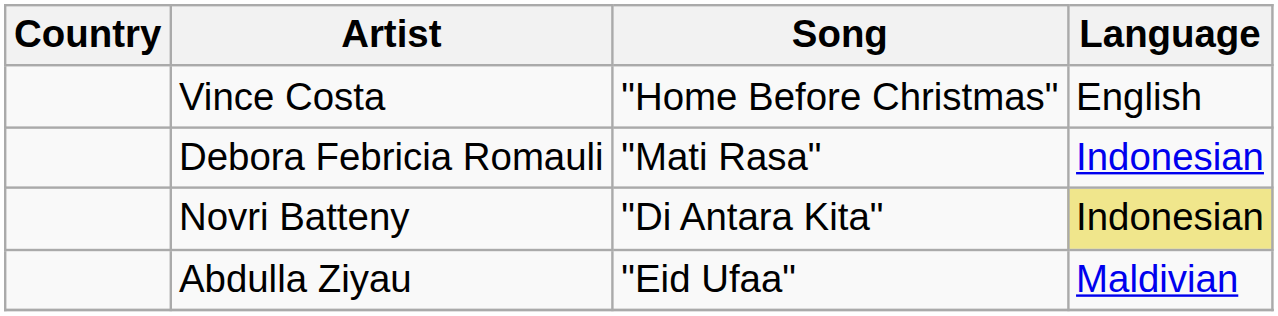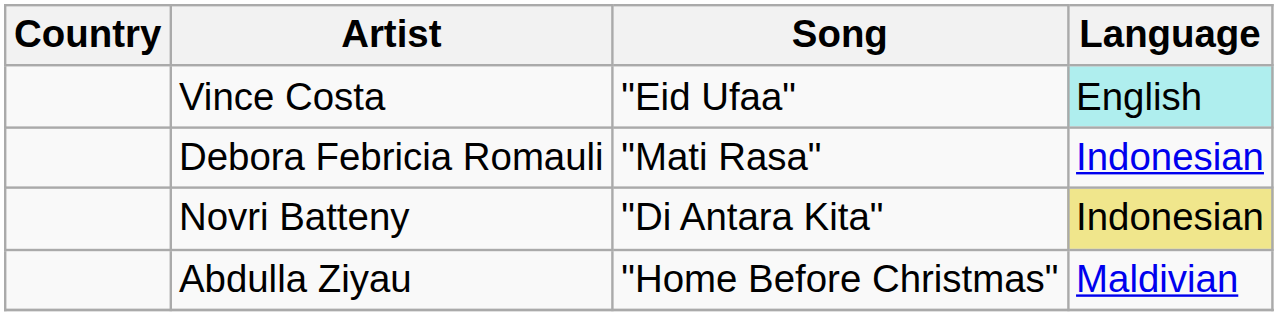(840, 95) "Home Before Christmas" -> (709, 95) "Eid Ufaa"
(1139, 95) no background -> (1139, 95) paleturquoise background
(709, 278) "Eid Ufaa" -> (840, 278) "Home Before Christmas"
